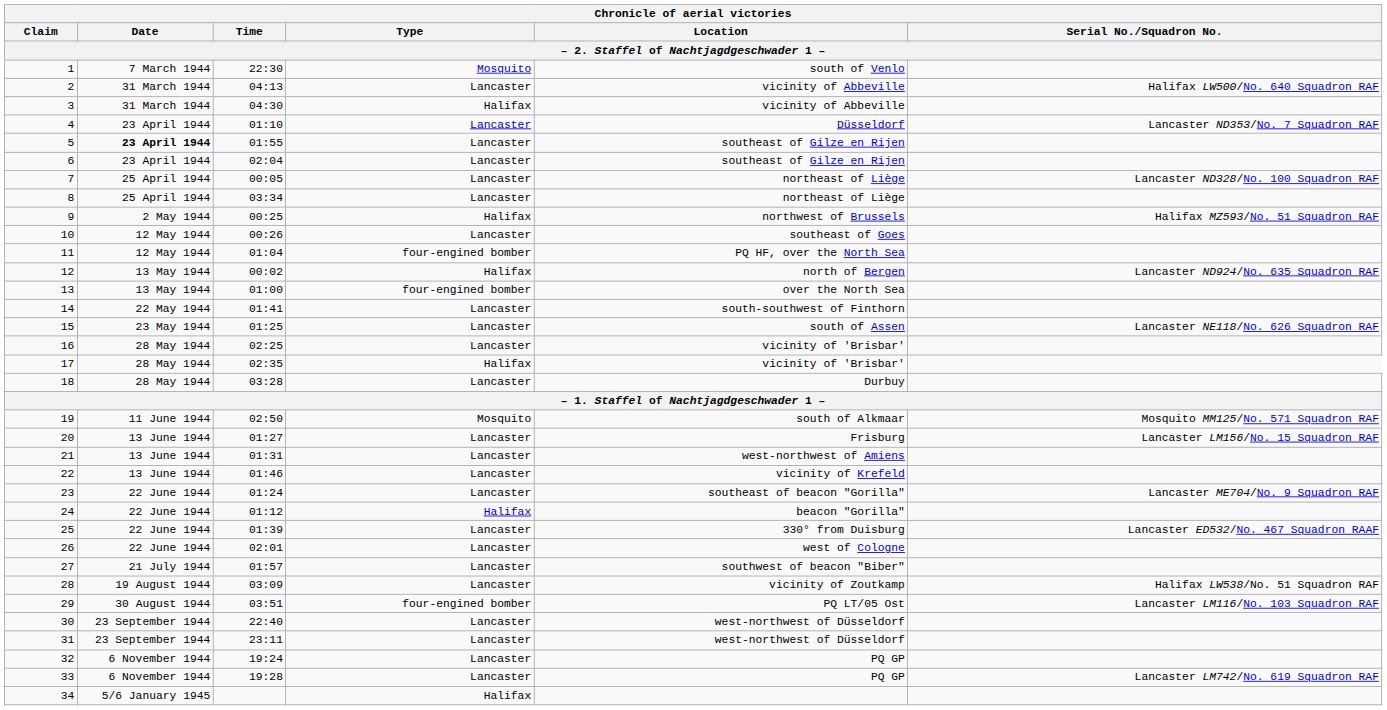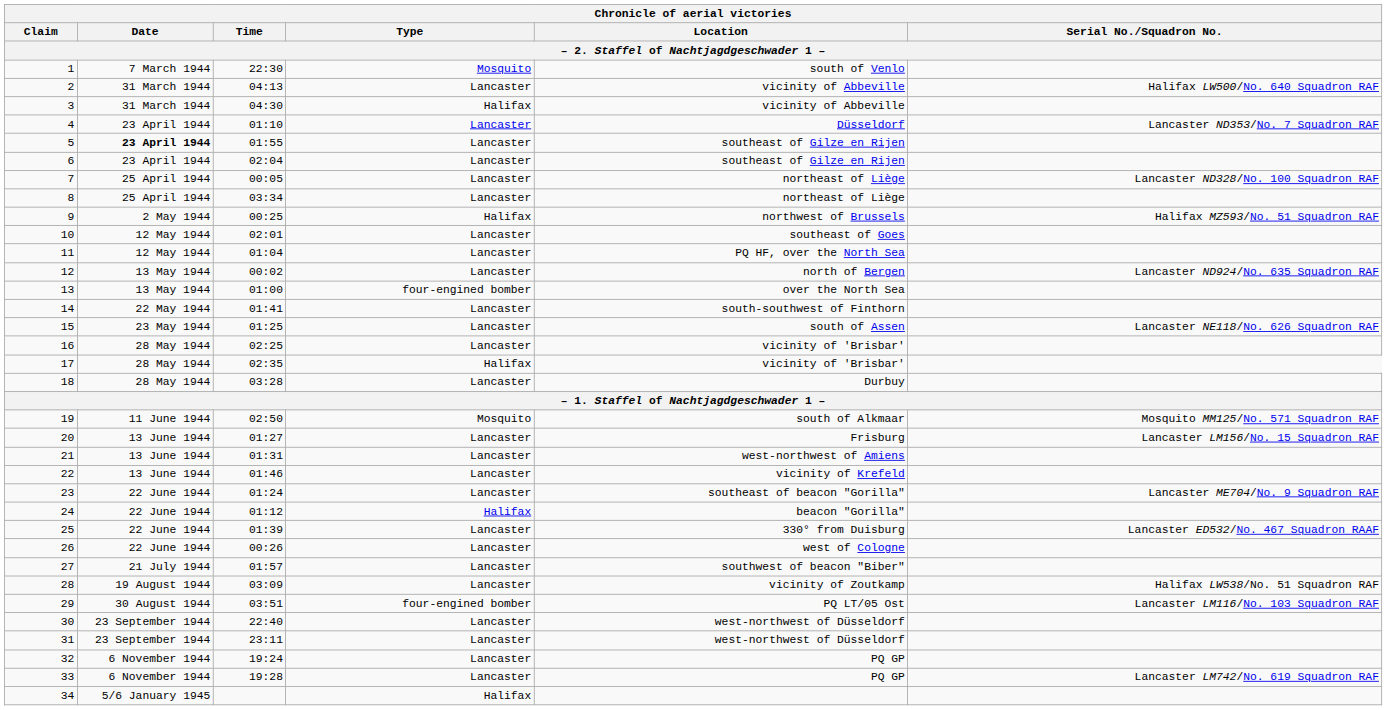(266, 235) 00:26 -> (266, 235) 02:01
(467, 253) four-engined bomber -> (501, 253) Lancaster
(507, 272) Halifax -> (501, 272) Lancaster
(266, 548) 02:01 -> (266, 548) 00:26
